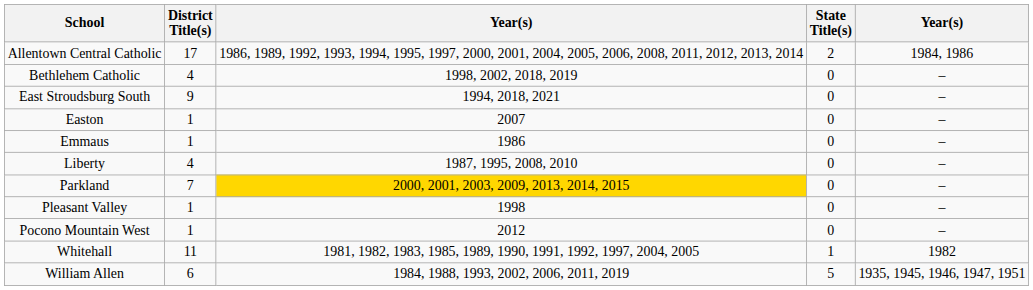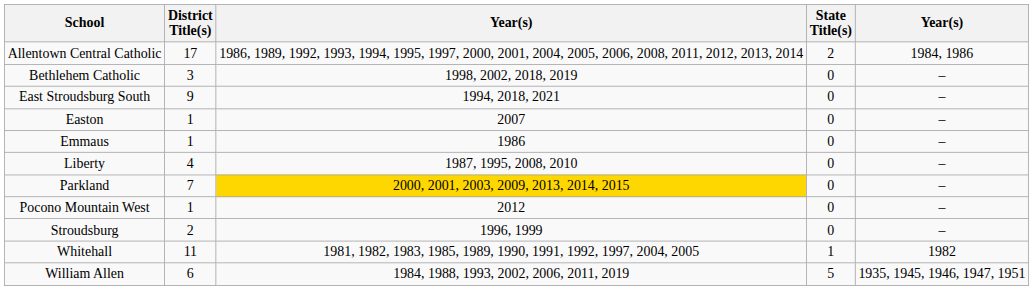(190, 75) 4 -> (190, 75) 3
- row: (85, 207)
+ row: (85, 229)
